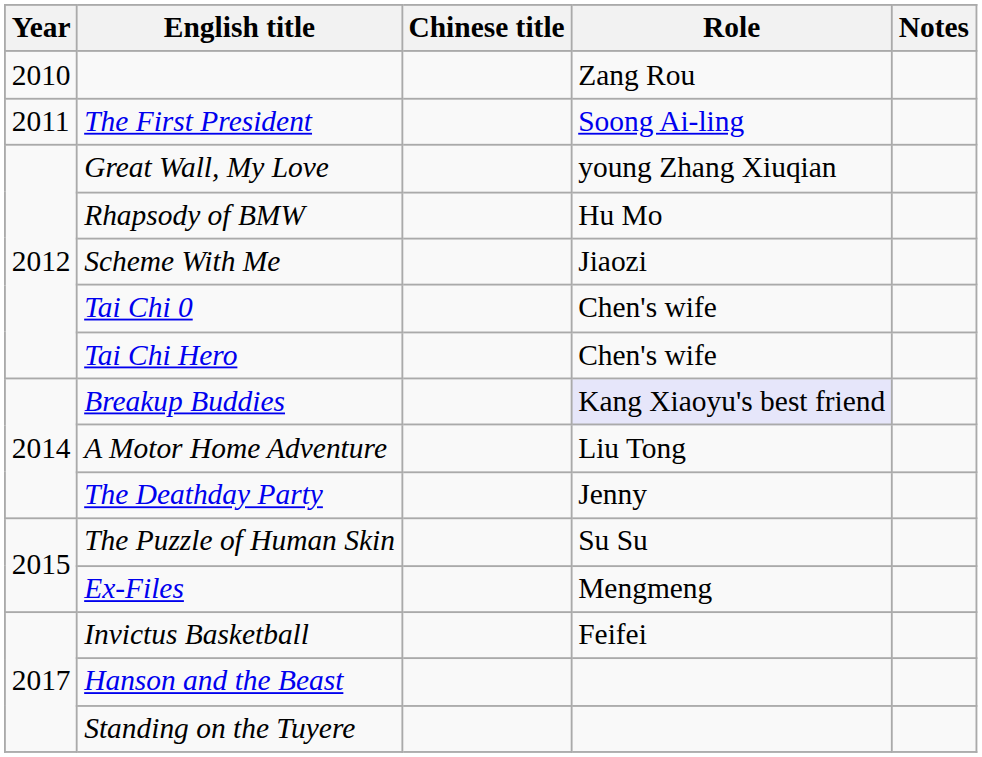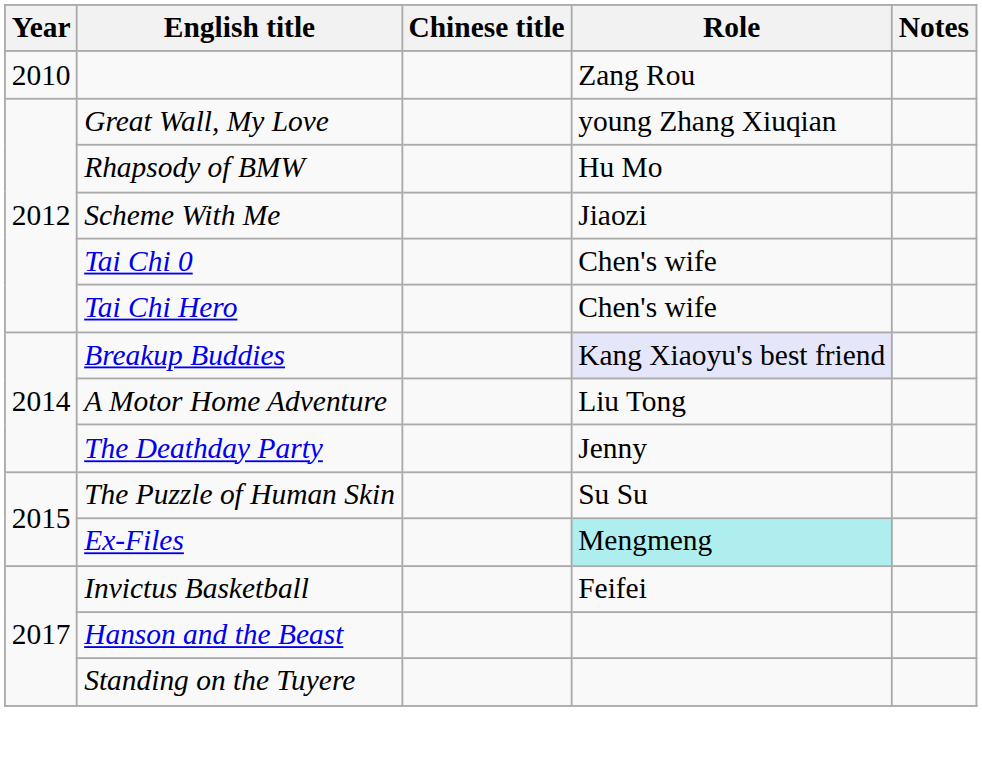- row: (198, 121)
(645, 588) no background -> (645, 541) paleturquoise background
